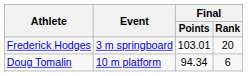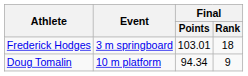(228, 46) 20 -> (228, 46) 18
(228, 63) 6 -> (228, 63) 9
